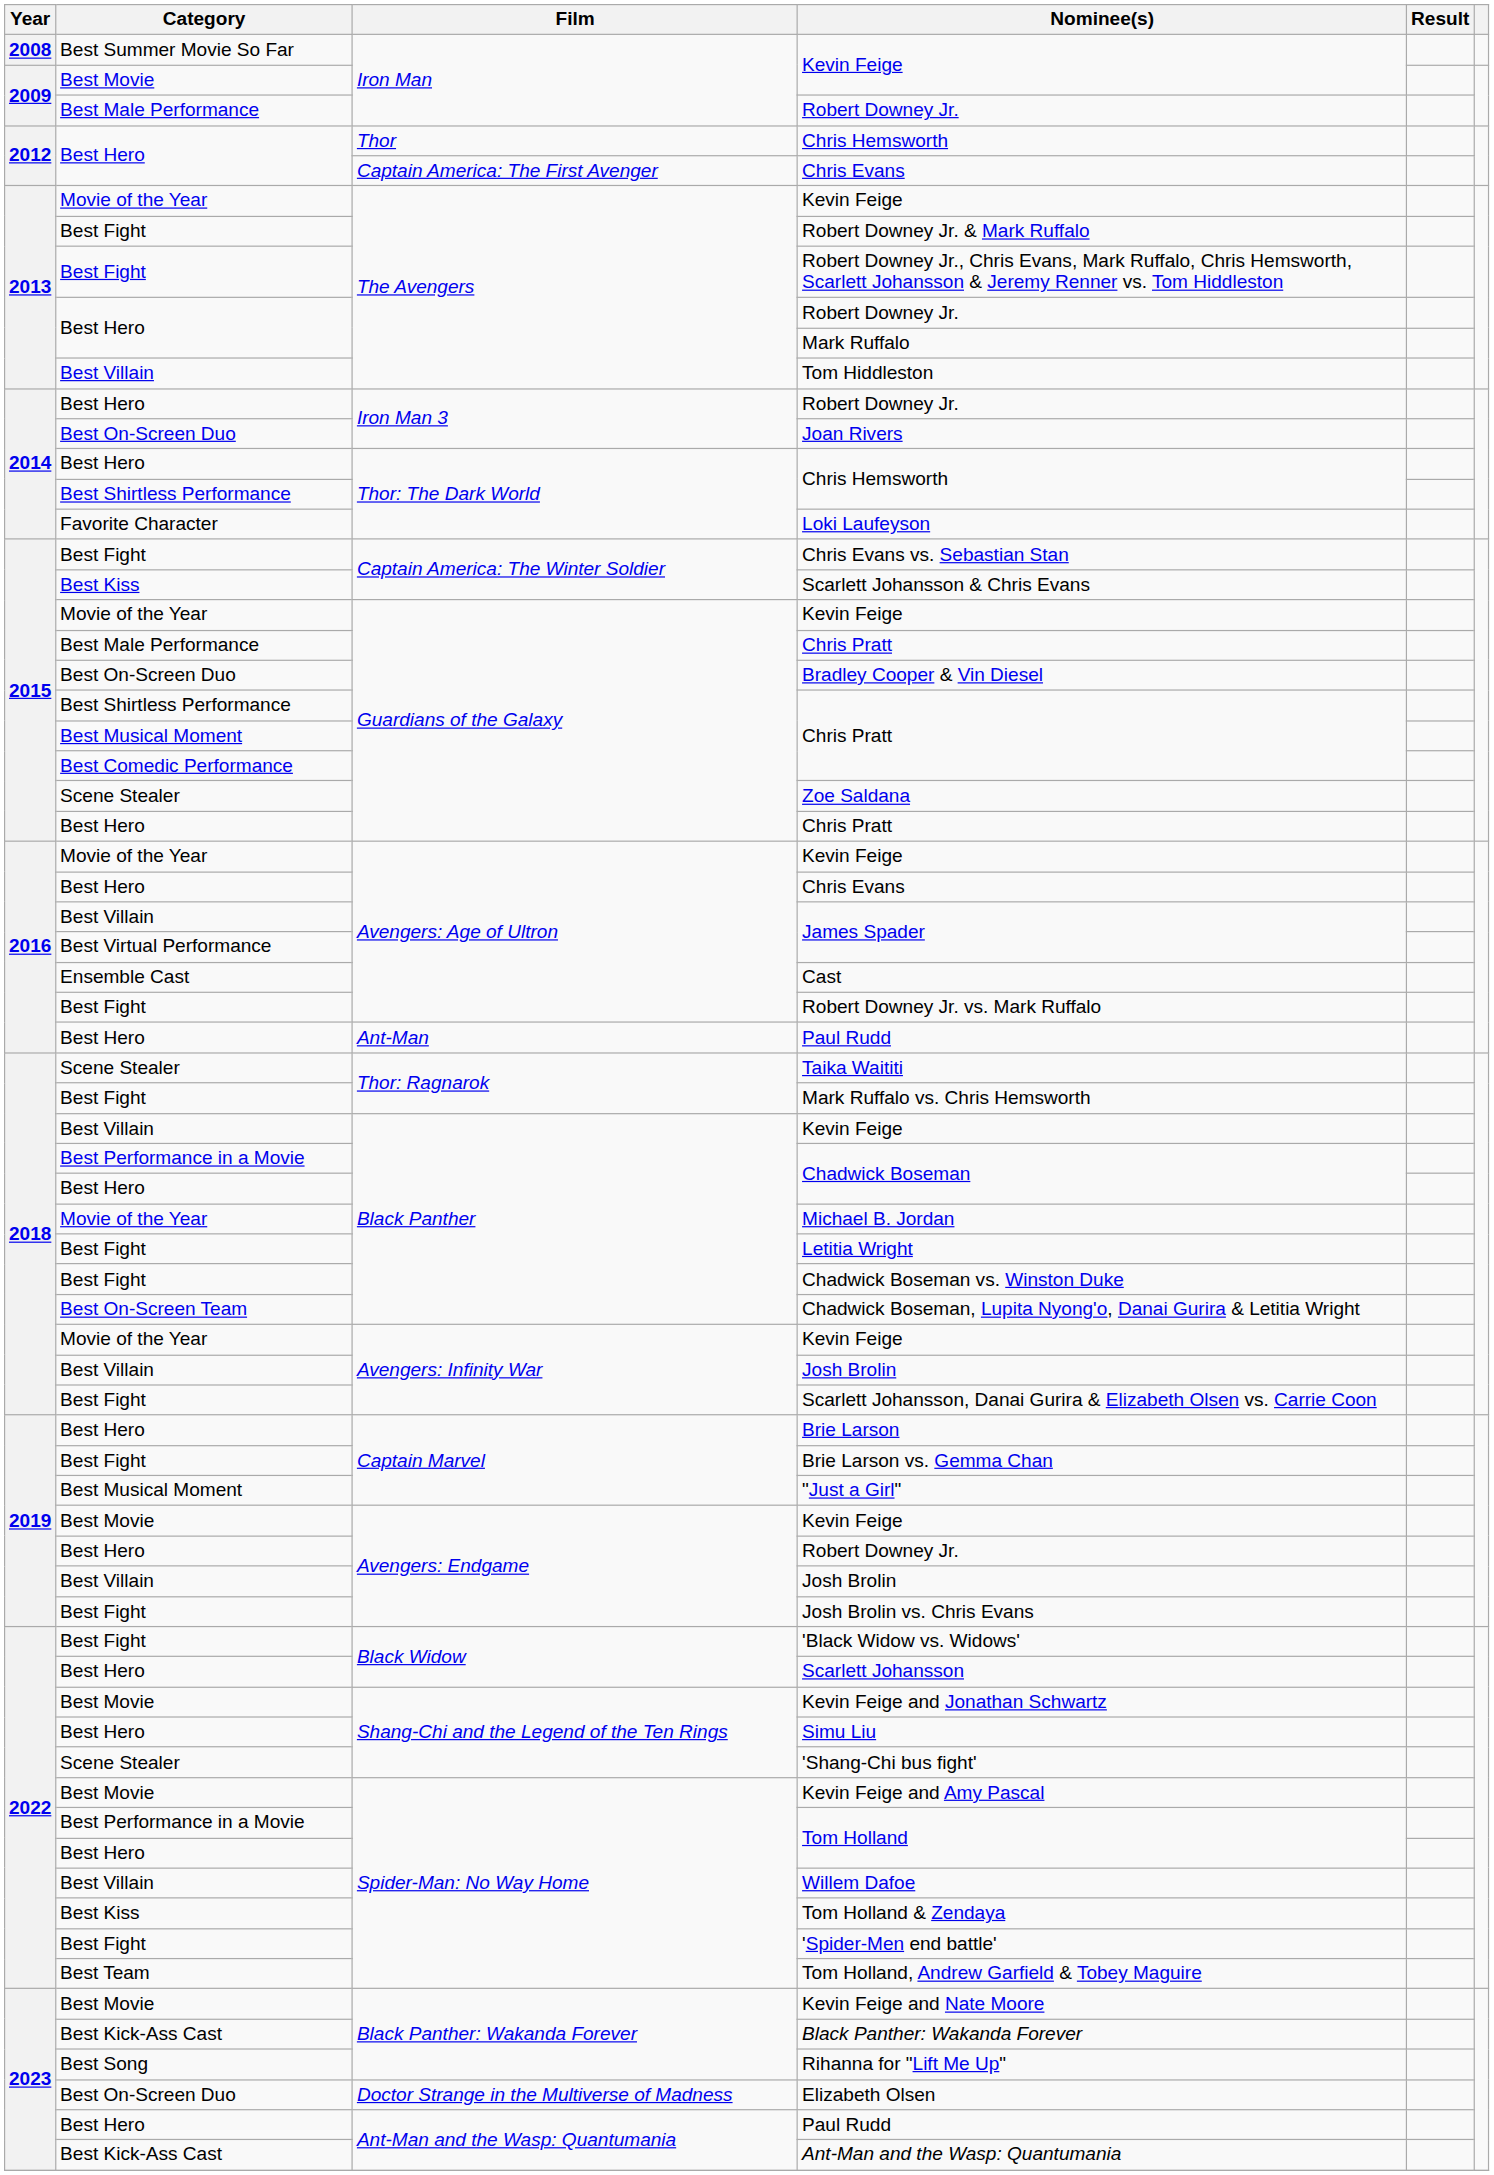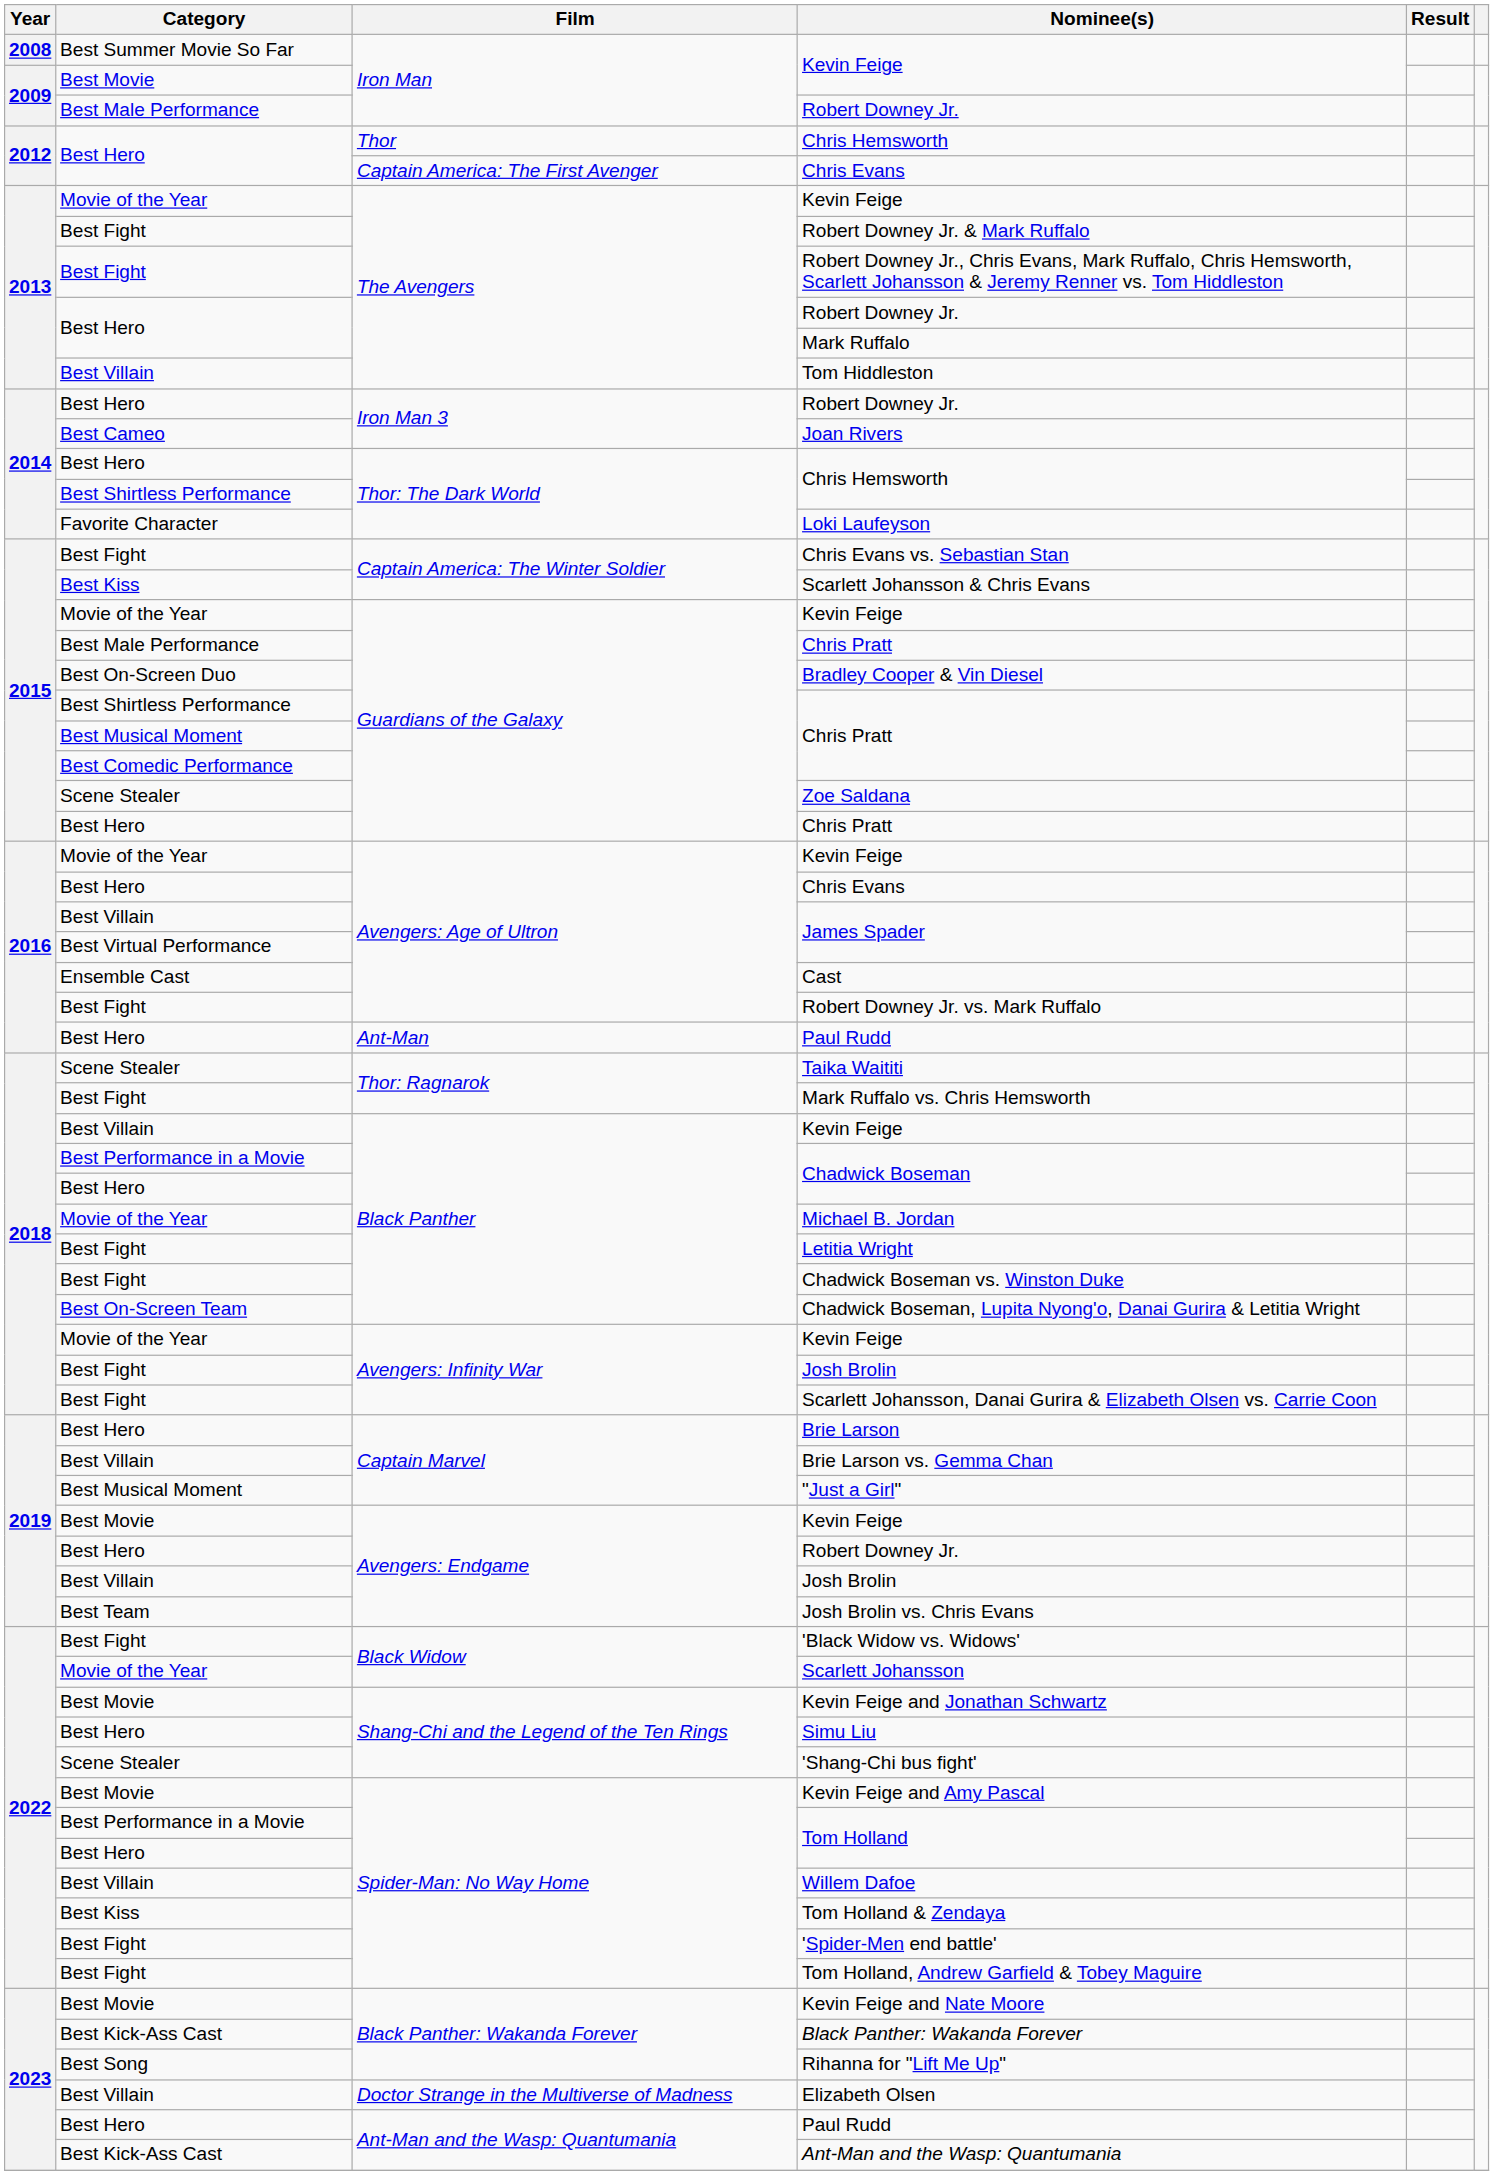(148, 433) Best On-Screen Duo -> (113, 433) Best Cameo
(107, 1369) Best Villain -> (103, 1369) Best Fight
(103, 1460) Best Fight -> (107, 1460) Best Villain
(103, 1611) Best Fight -> (105, 1611) Best Team
(102, 1671) Best Hero -> (134, 1671) Movie of the Year
(105, 1973) Best Team -> (103, 1973) Best Fight
(148, 2094) Best On-Screen Duo -> (107, 2094) Best Villain
